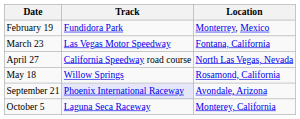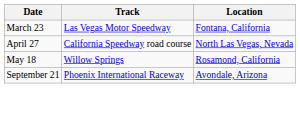- row: (30, 28)
(124, 91) lavender background -> (124, 75) no background
- row: (26, 107)
